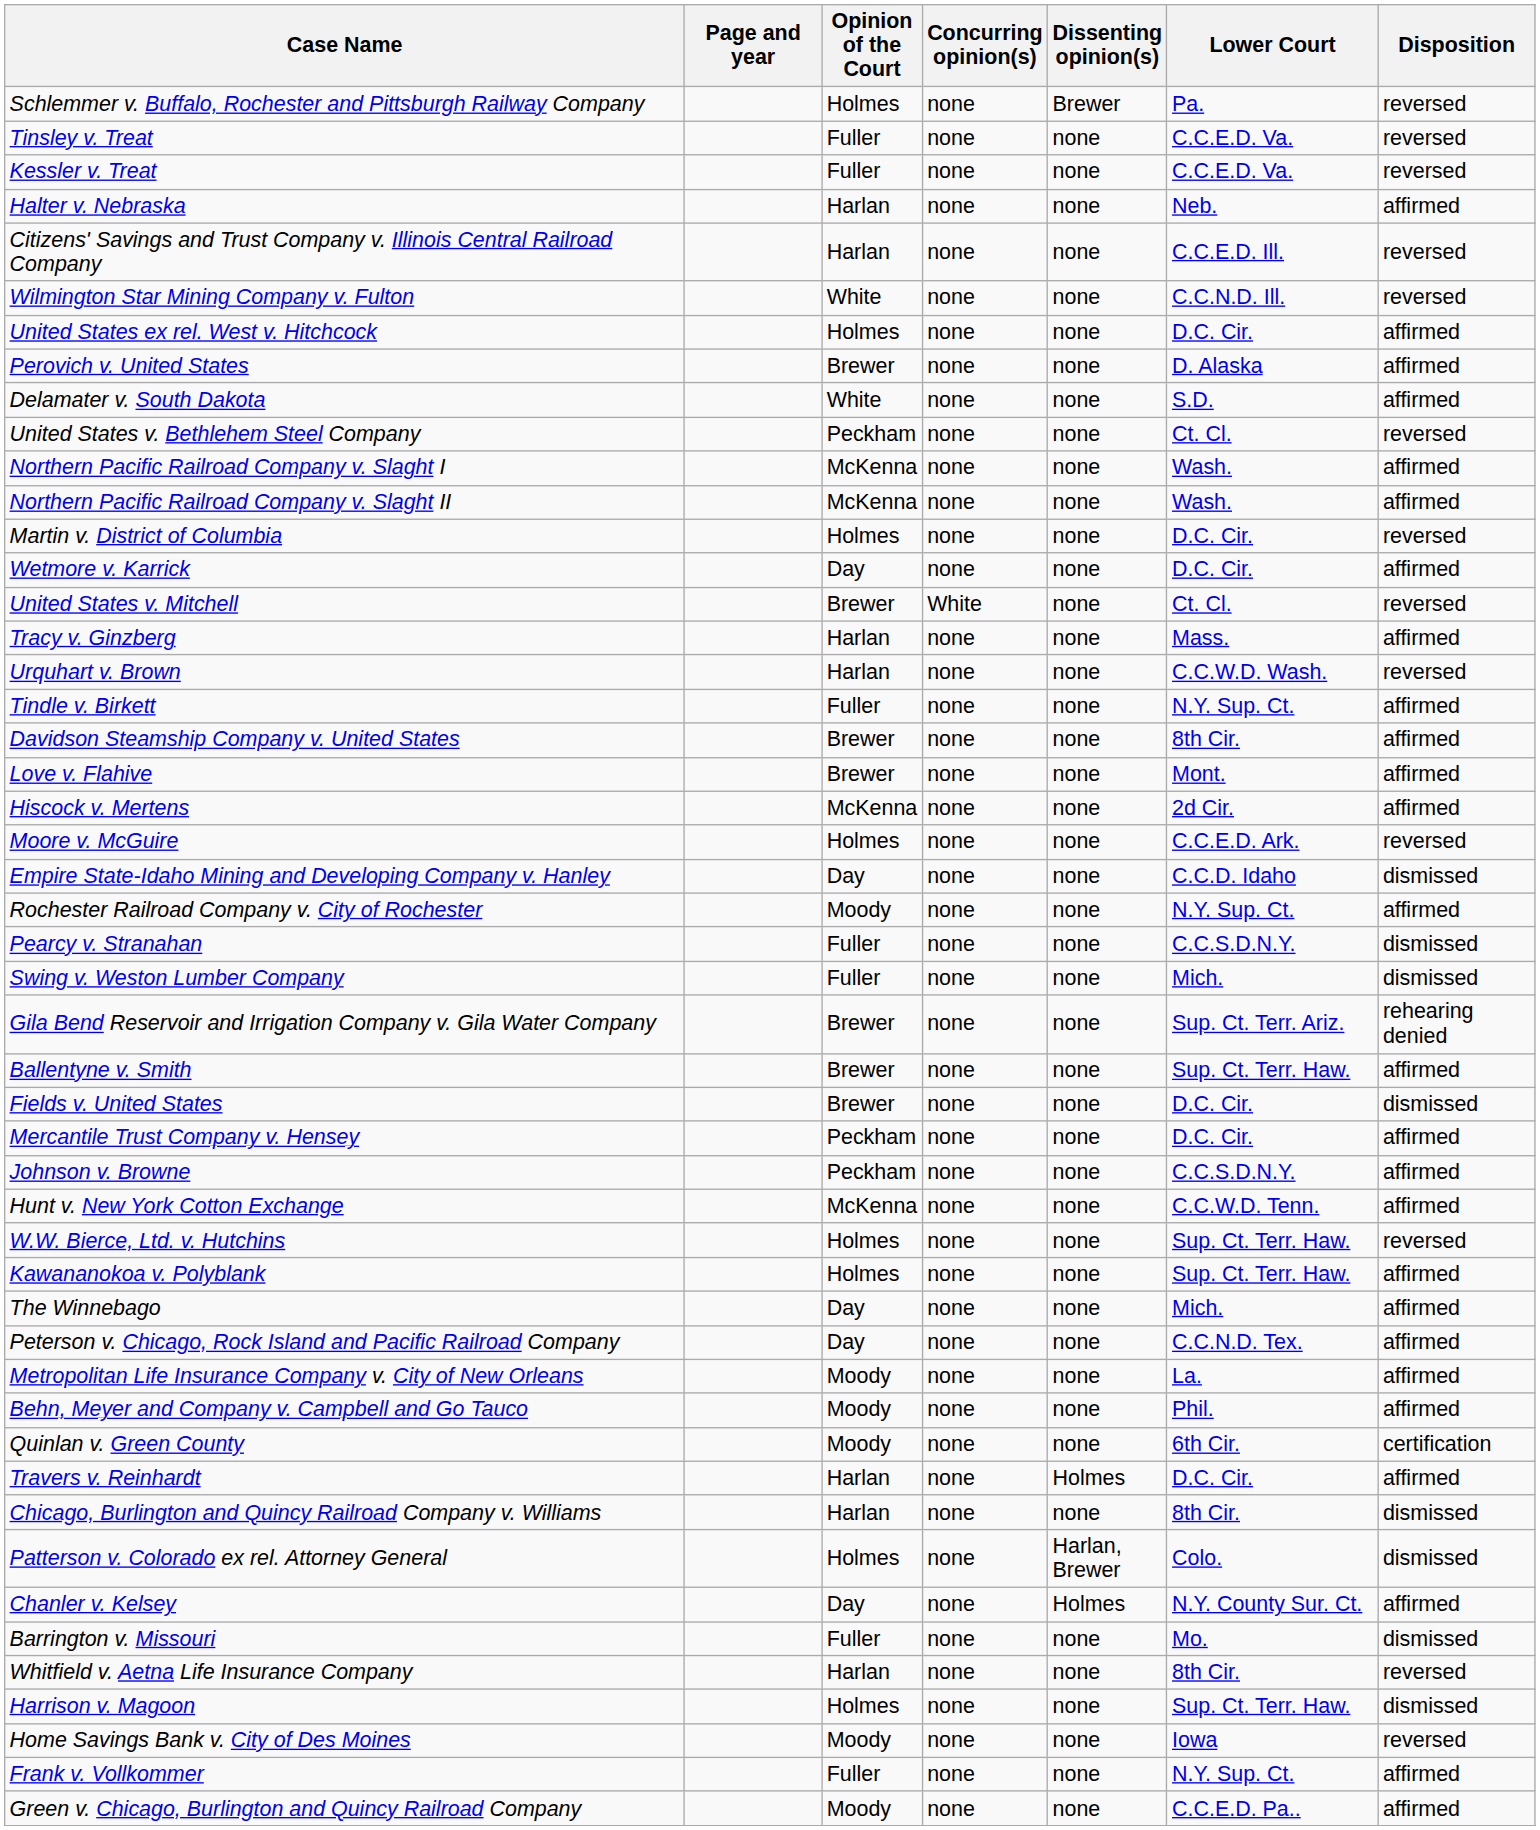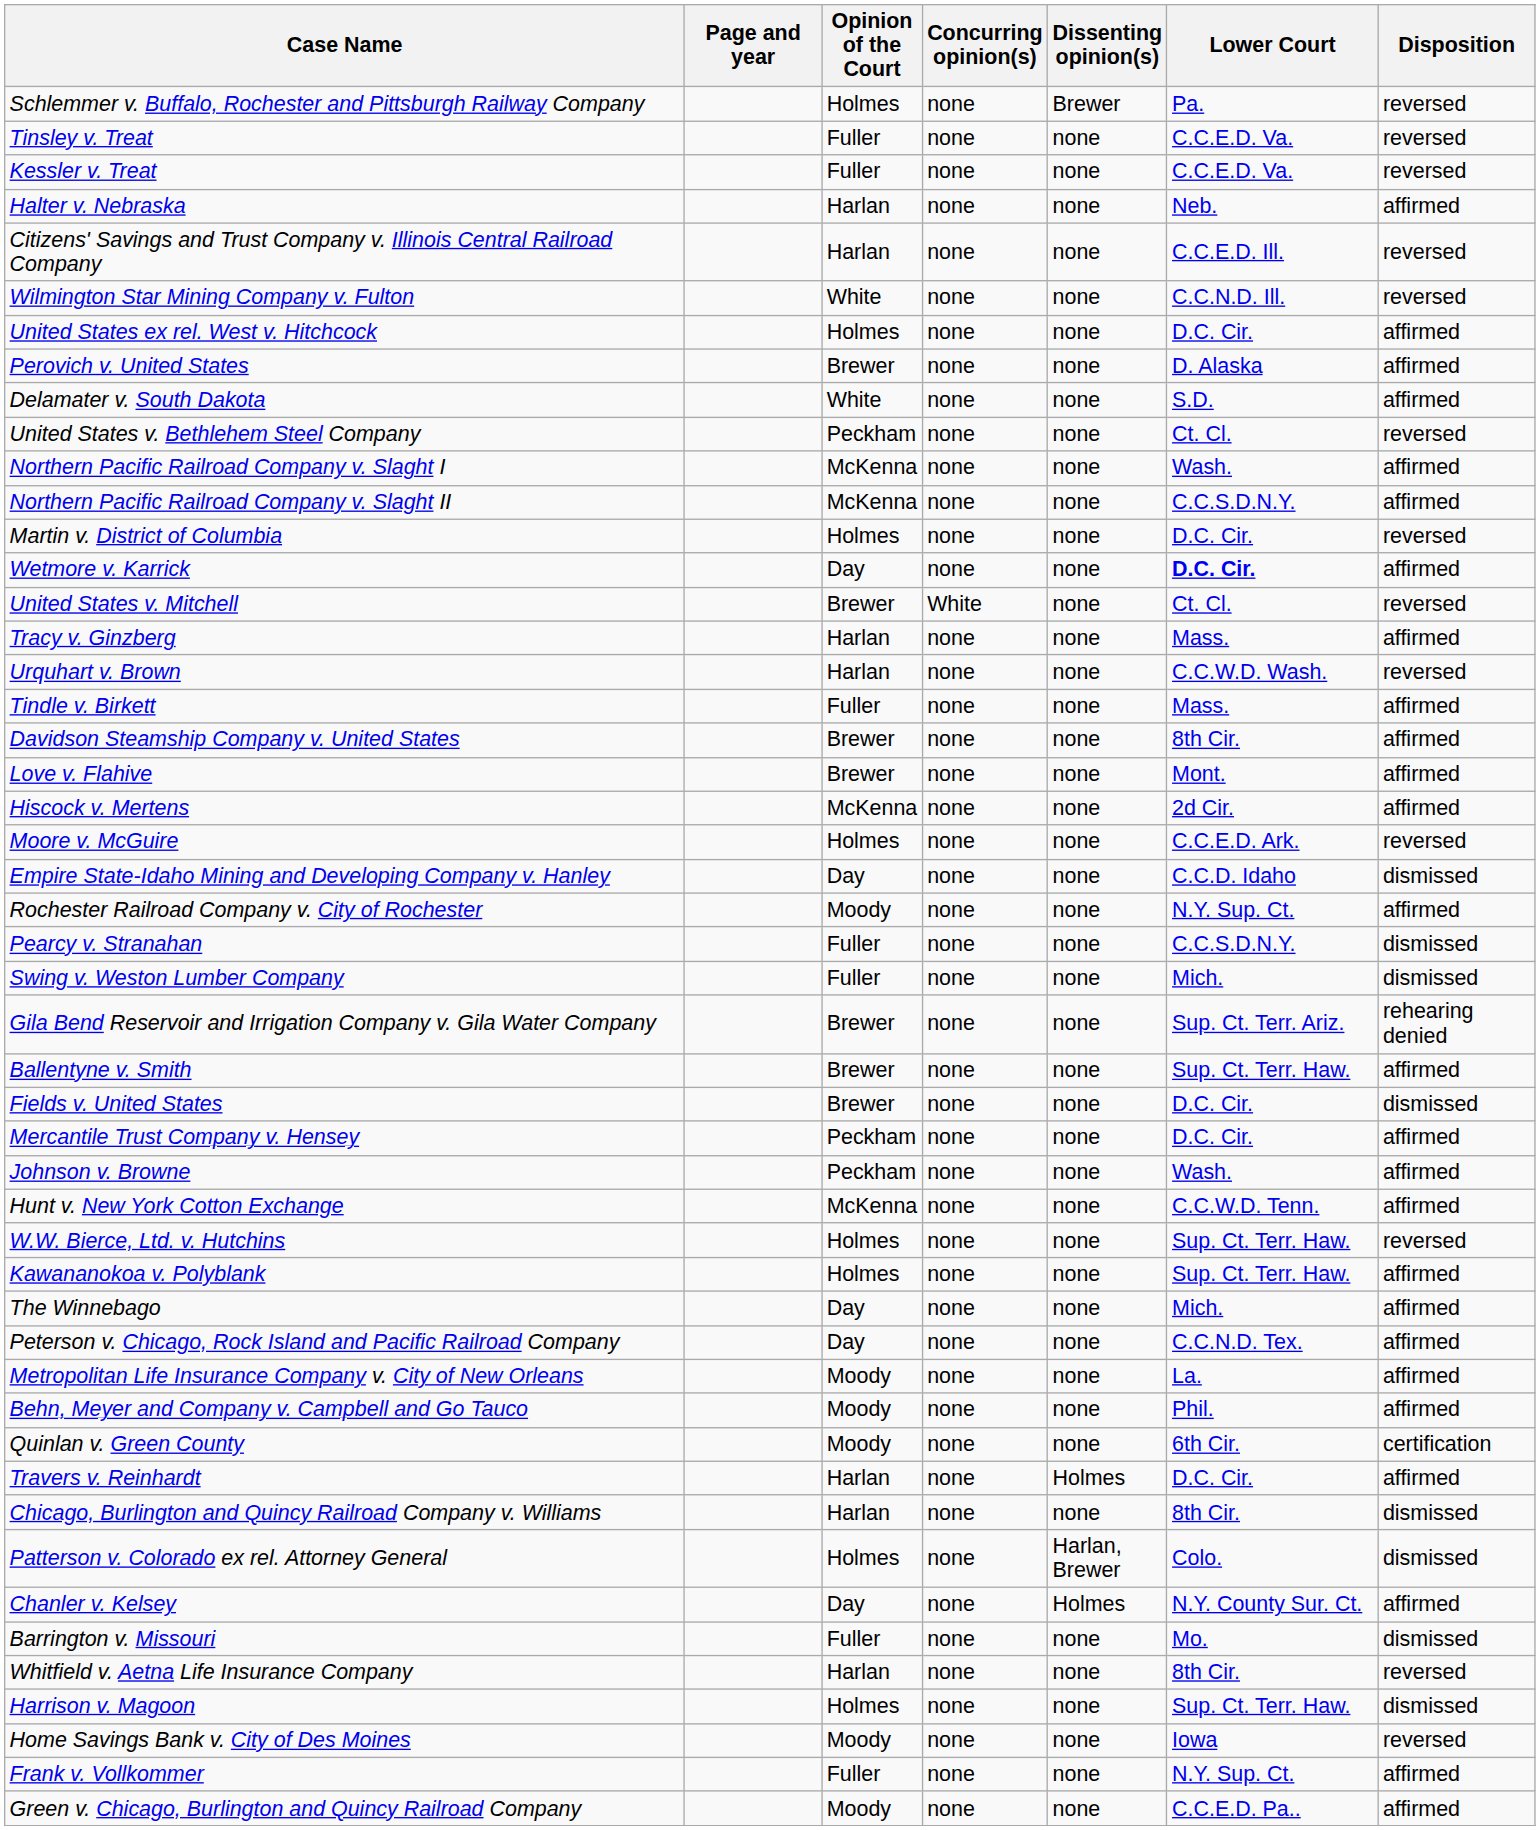(1202, 501) Wash. -> (1234, 501) C.C.S.D.N.Y.
(1213, 569) normal -> (1214, 569) bold
(1233, 705) N.Y. Sup. Ct. -> (1201, 705) Mass.
(1234, 1172) C.C.S.D.N.Y. -> (1202, 1172) Wash.
